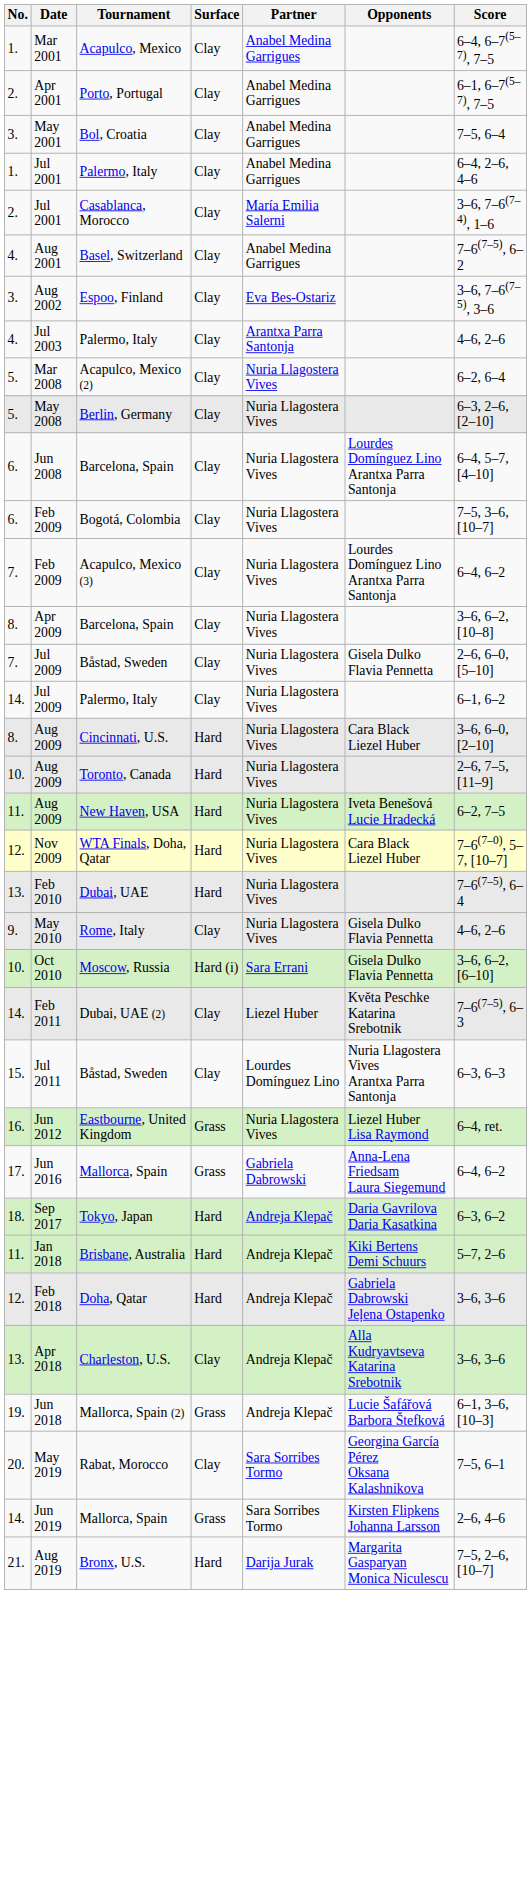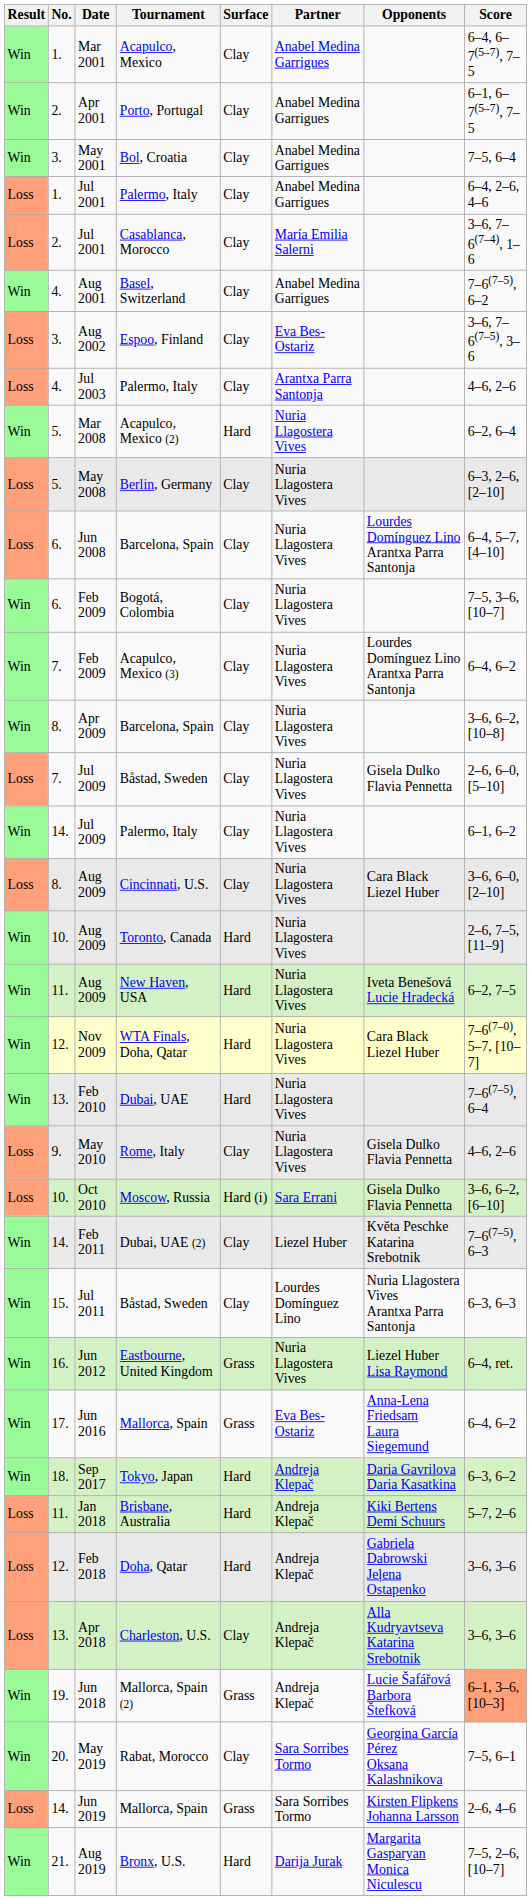+ column: (26, 15)
(207, 376) Clay -> (237, 431) Hard
(208, 737) Hard -> (236, 884) Clay
(276, 1171) Gabriela Dabrowski -> (300, 1424) Eva Bes-Ostariz
(483, 1412) no background -> (493, 1695) lightsalmon background
